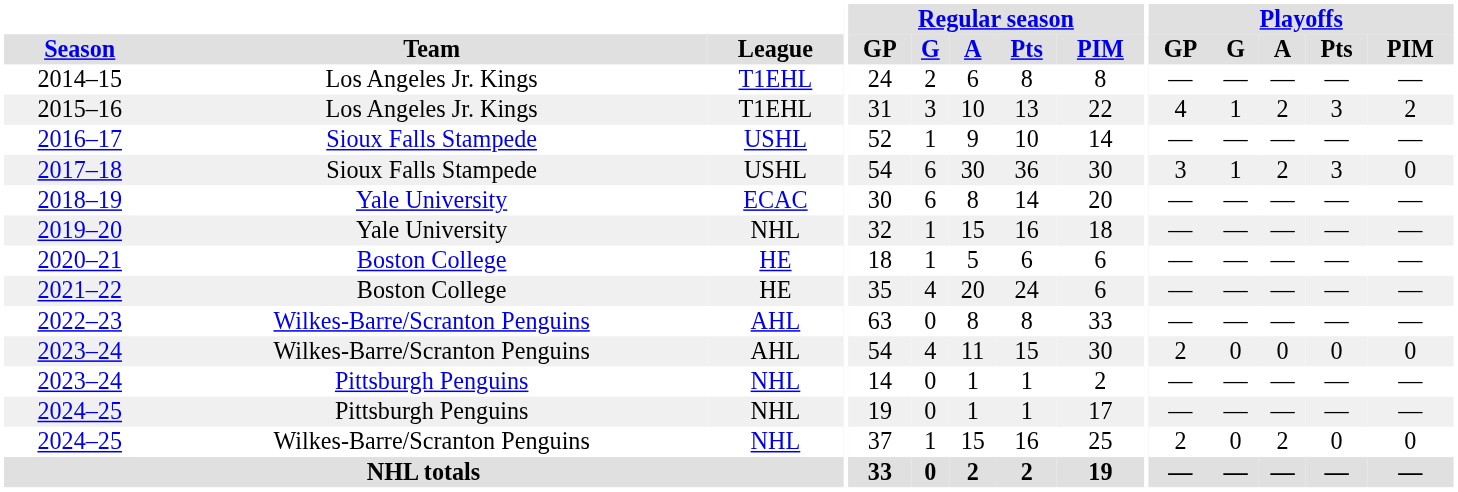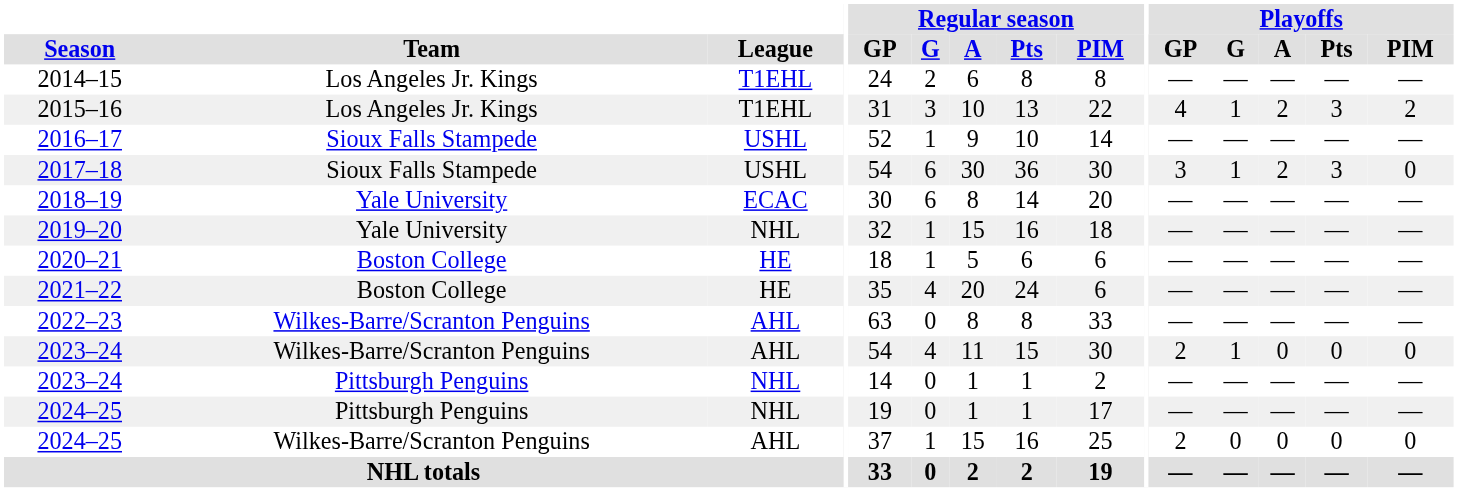(1236, 351) 0 -> (1236, 351) 1
(775, 441) NHL -> (775, 441) AHL
(1283, 441) 2 -> (1283, 441) 0
